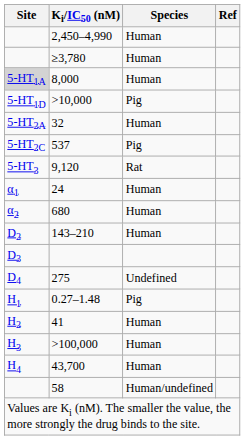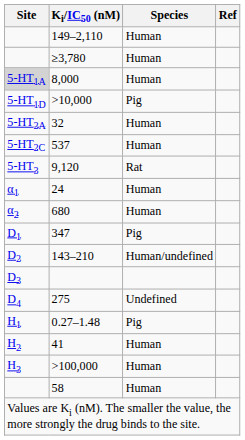+ row: (77, 36)
- row: (82, 36)
(134, 145) Pig -> (143, 145) Human
+ row: (61, 233)
(143, 233) Human -> (169, 255) Human/undefined
- row: (68, 366)
(169, 387) Human/undefined -> (143, 387) Human
